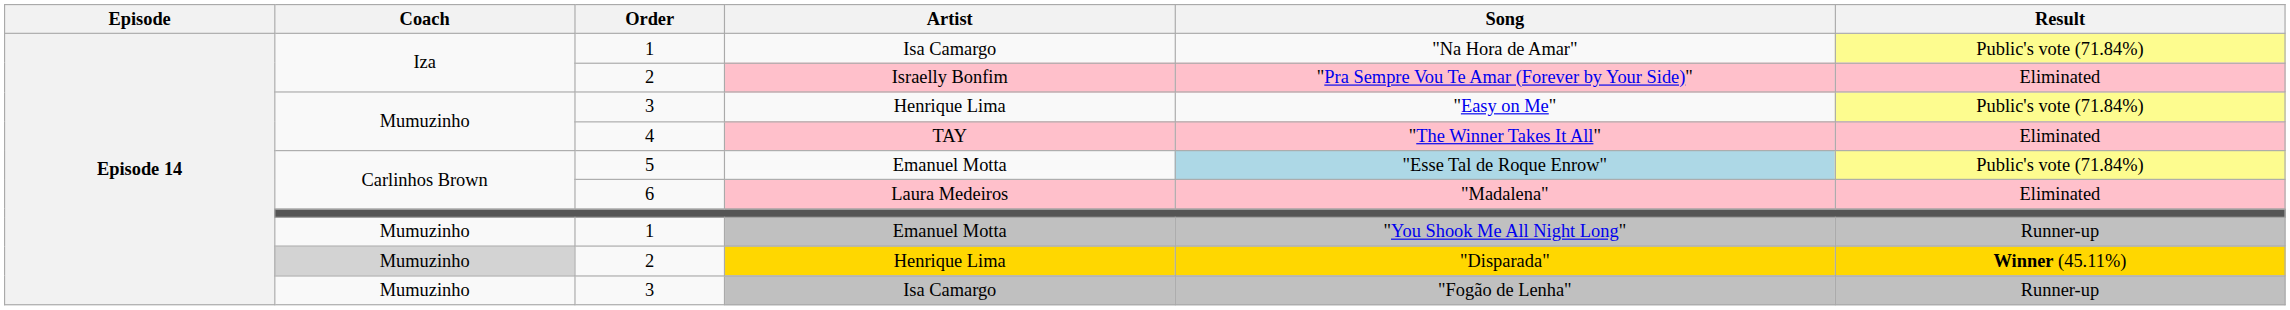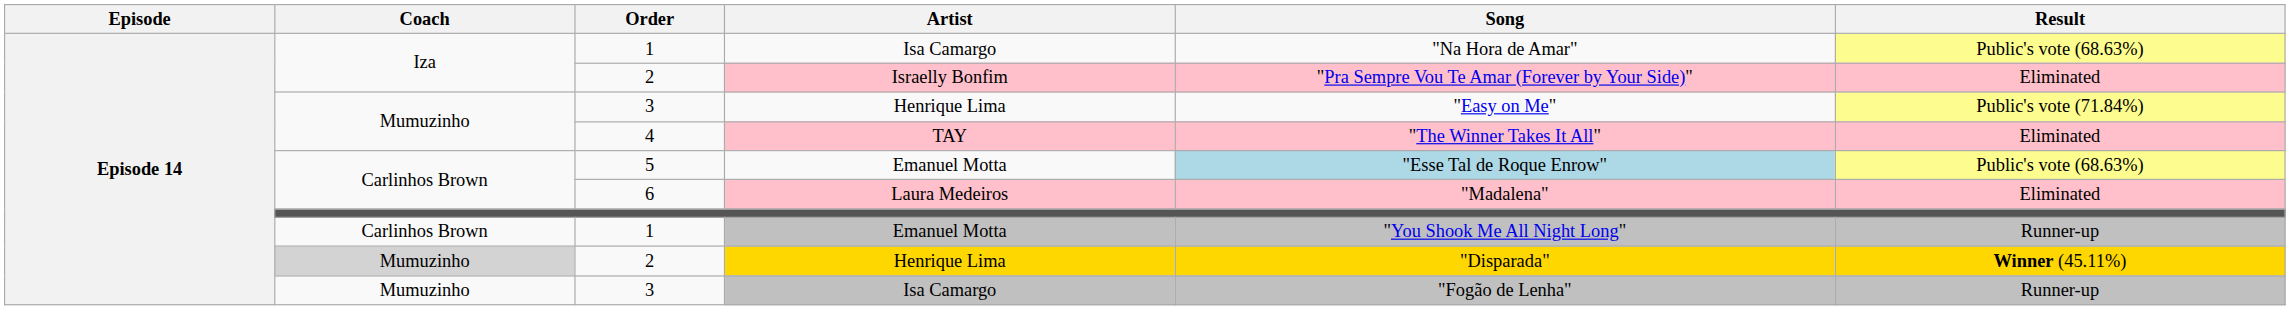(2060, 48) Public's vote (71.84%) -> (2060, 48) Public's vote (68.63%)
(2060, 164) Public's vote (71.84%) -> (2060, 164) Public's vote (68.63%)
(425, 231) Mumuzinho -> (425, 231) Carlinhos Brown
